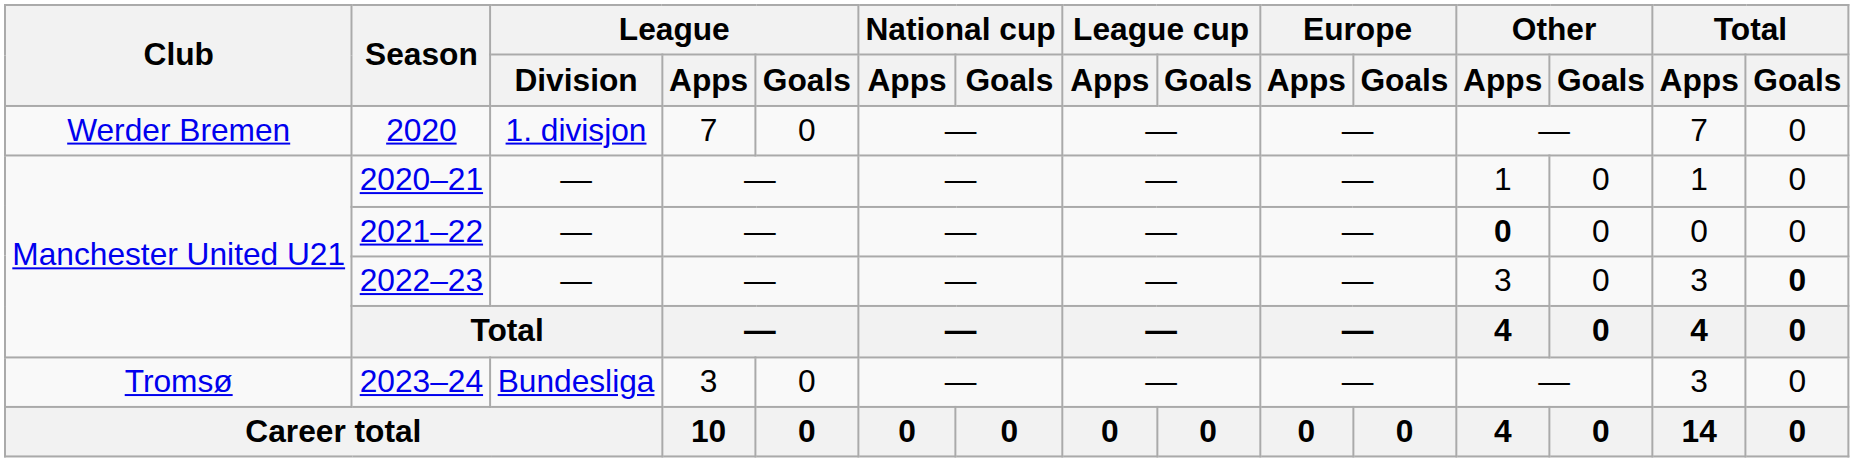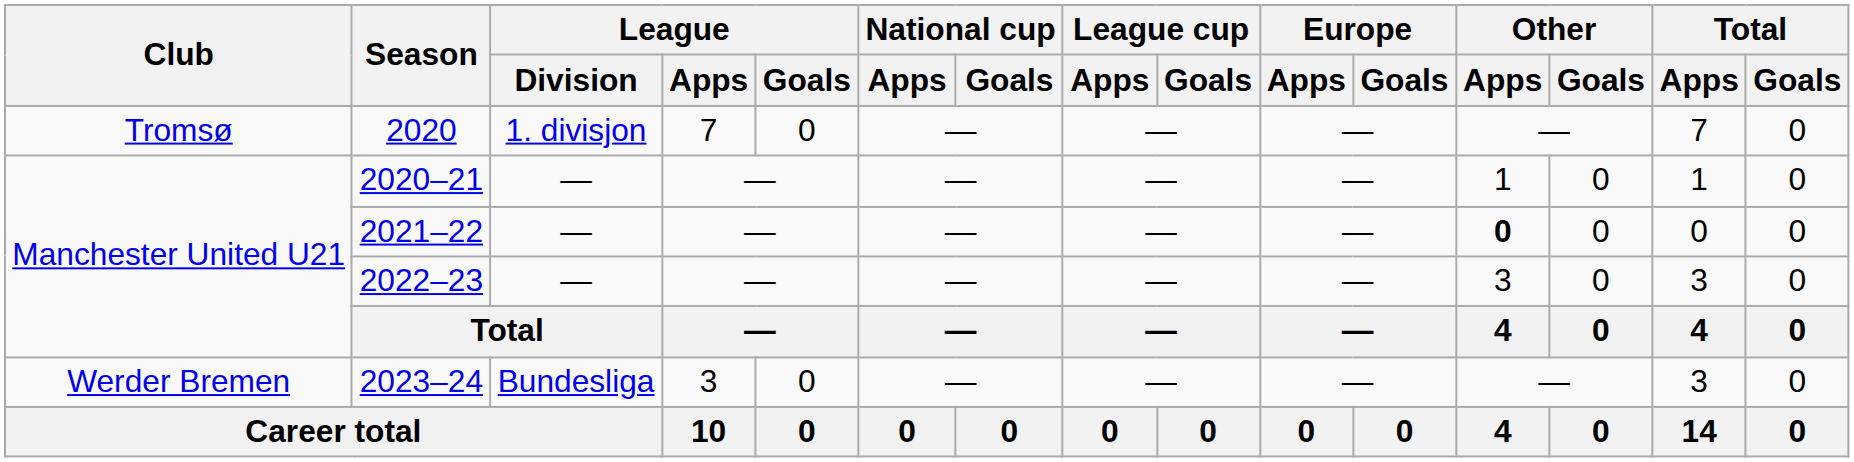(179, 130) Werder Bremen -> (179, 130) Tromsø
(1797, 280) bold -> (1797, 280) normal
(179, 381) Tromsø -> (179, 381) Werder Bremen
